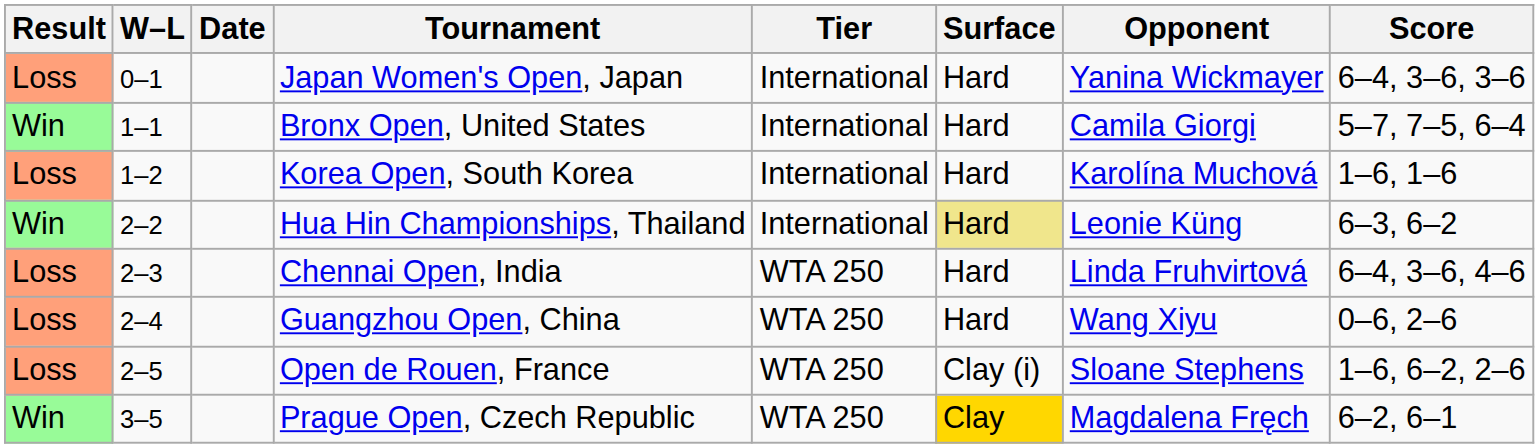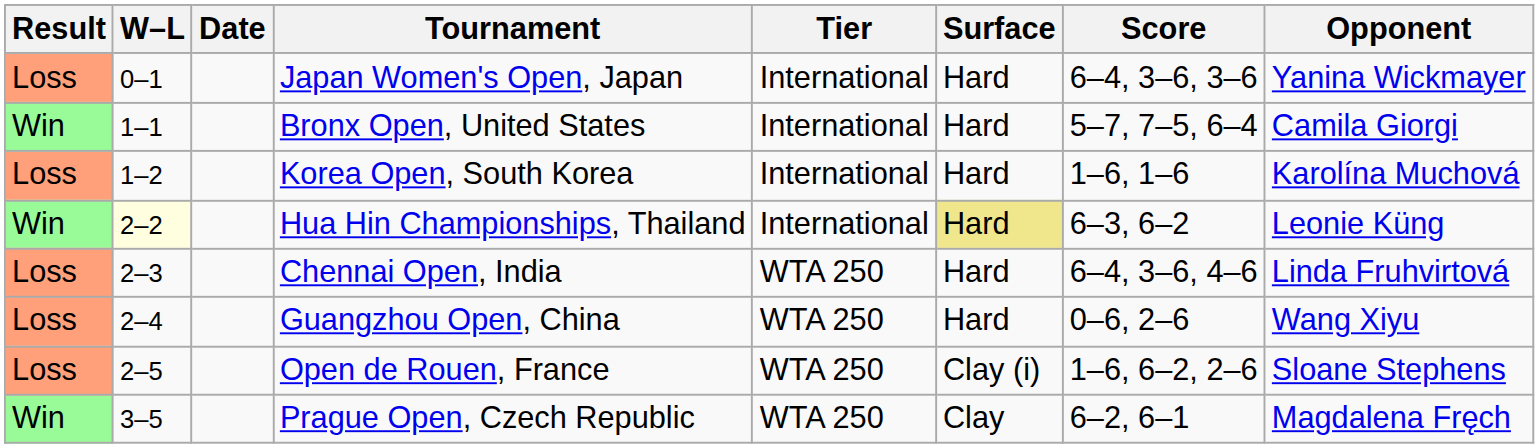columns swapped: (1197, 28) <-> (1432, 28)
(141, 225) no background -> (141, 225) lightyellow background
(974, 418) gold background -> (974, 418) no background
